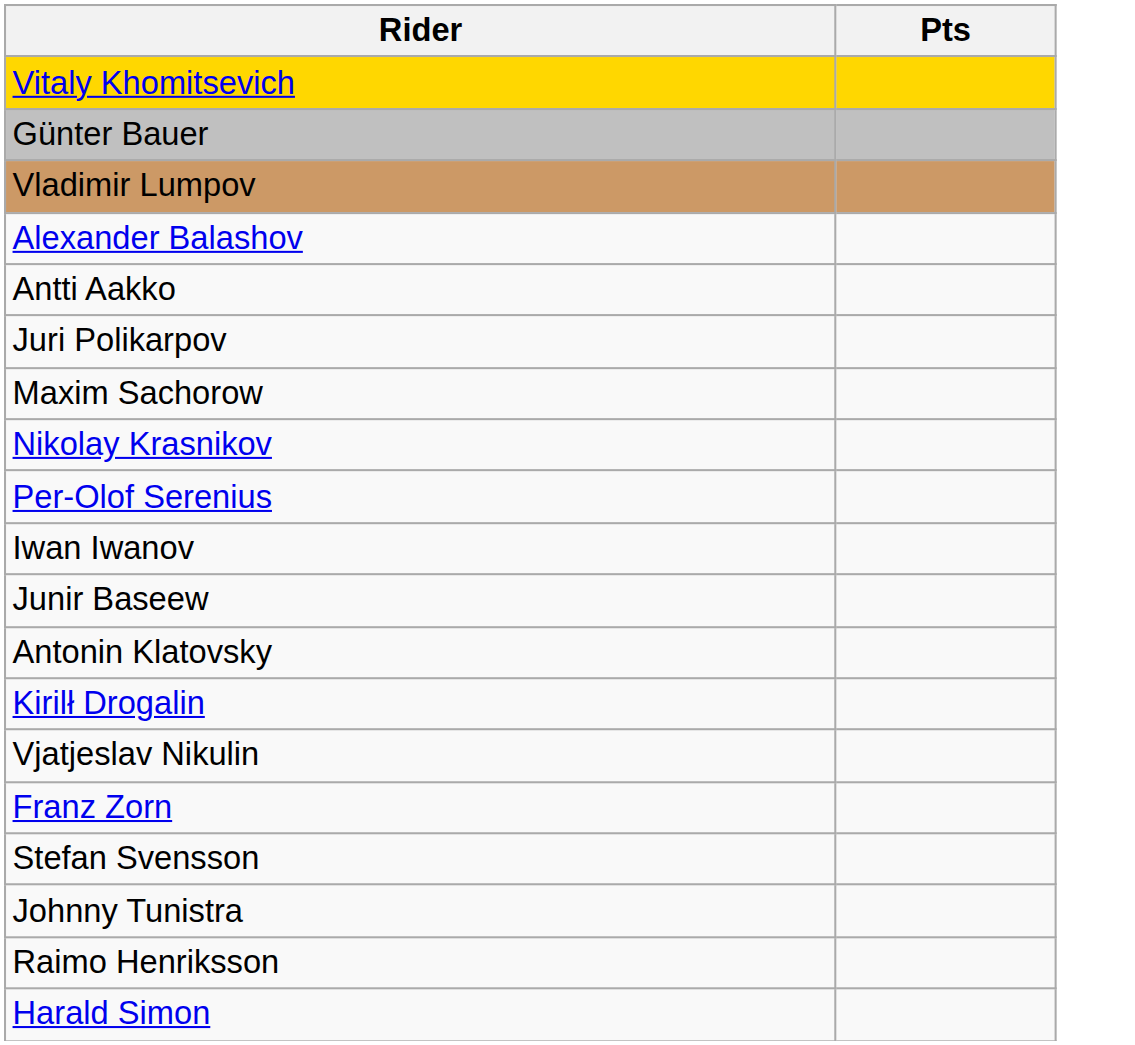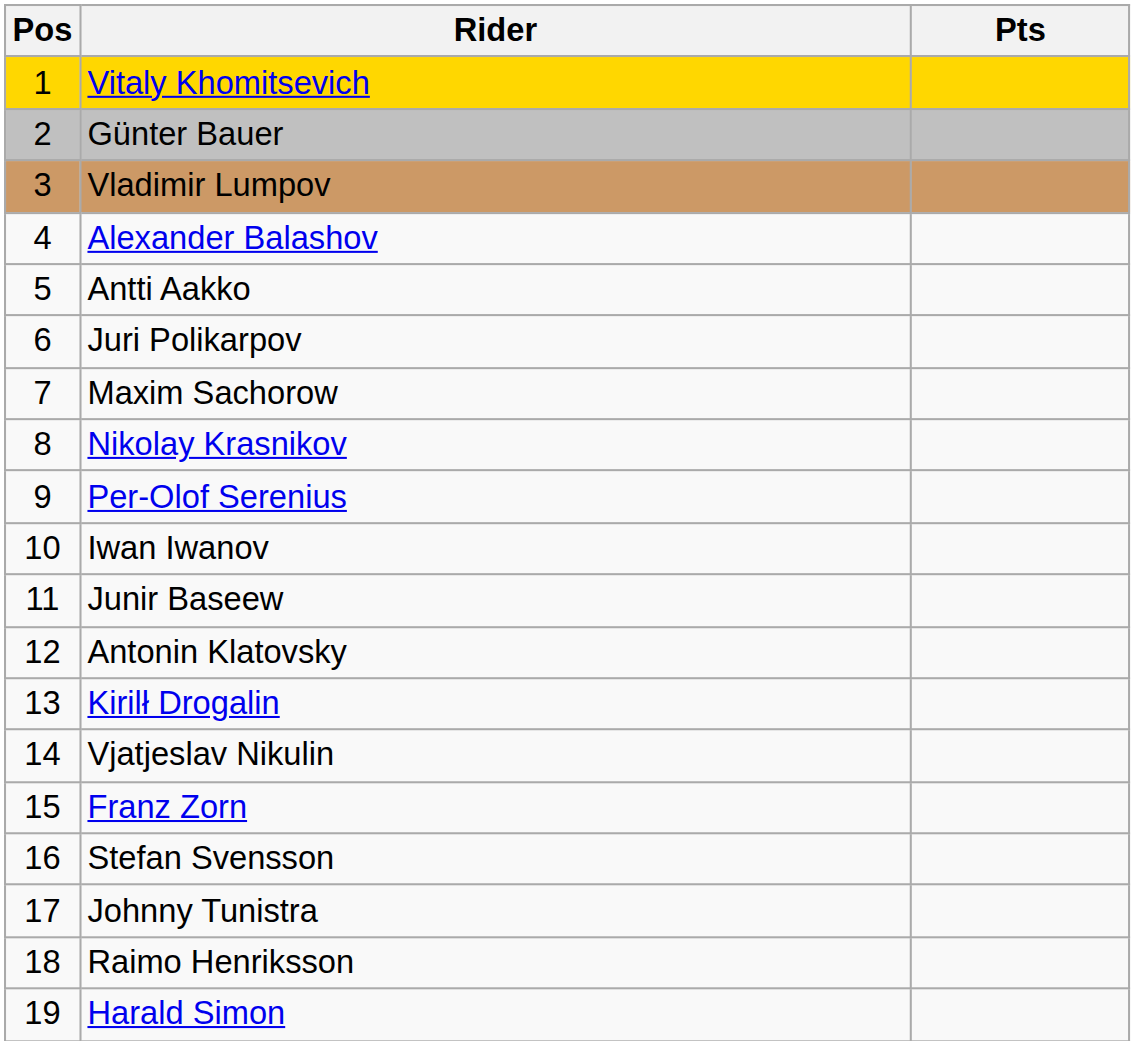+ column: (42, 30)
